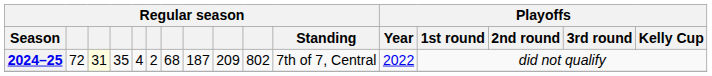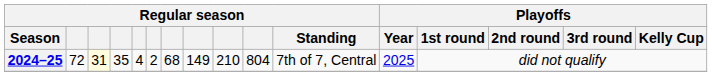(198, 60) 187 -> (198, 60) 149
(228, 60) 209 -> (228, 60) 210
(258, 60) 802 -> (258, 60) 804
(399, 60) 2022 -> (399, 60) 2025
